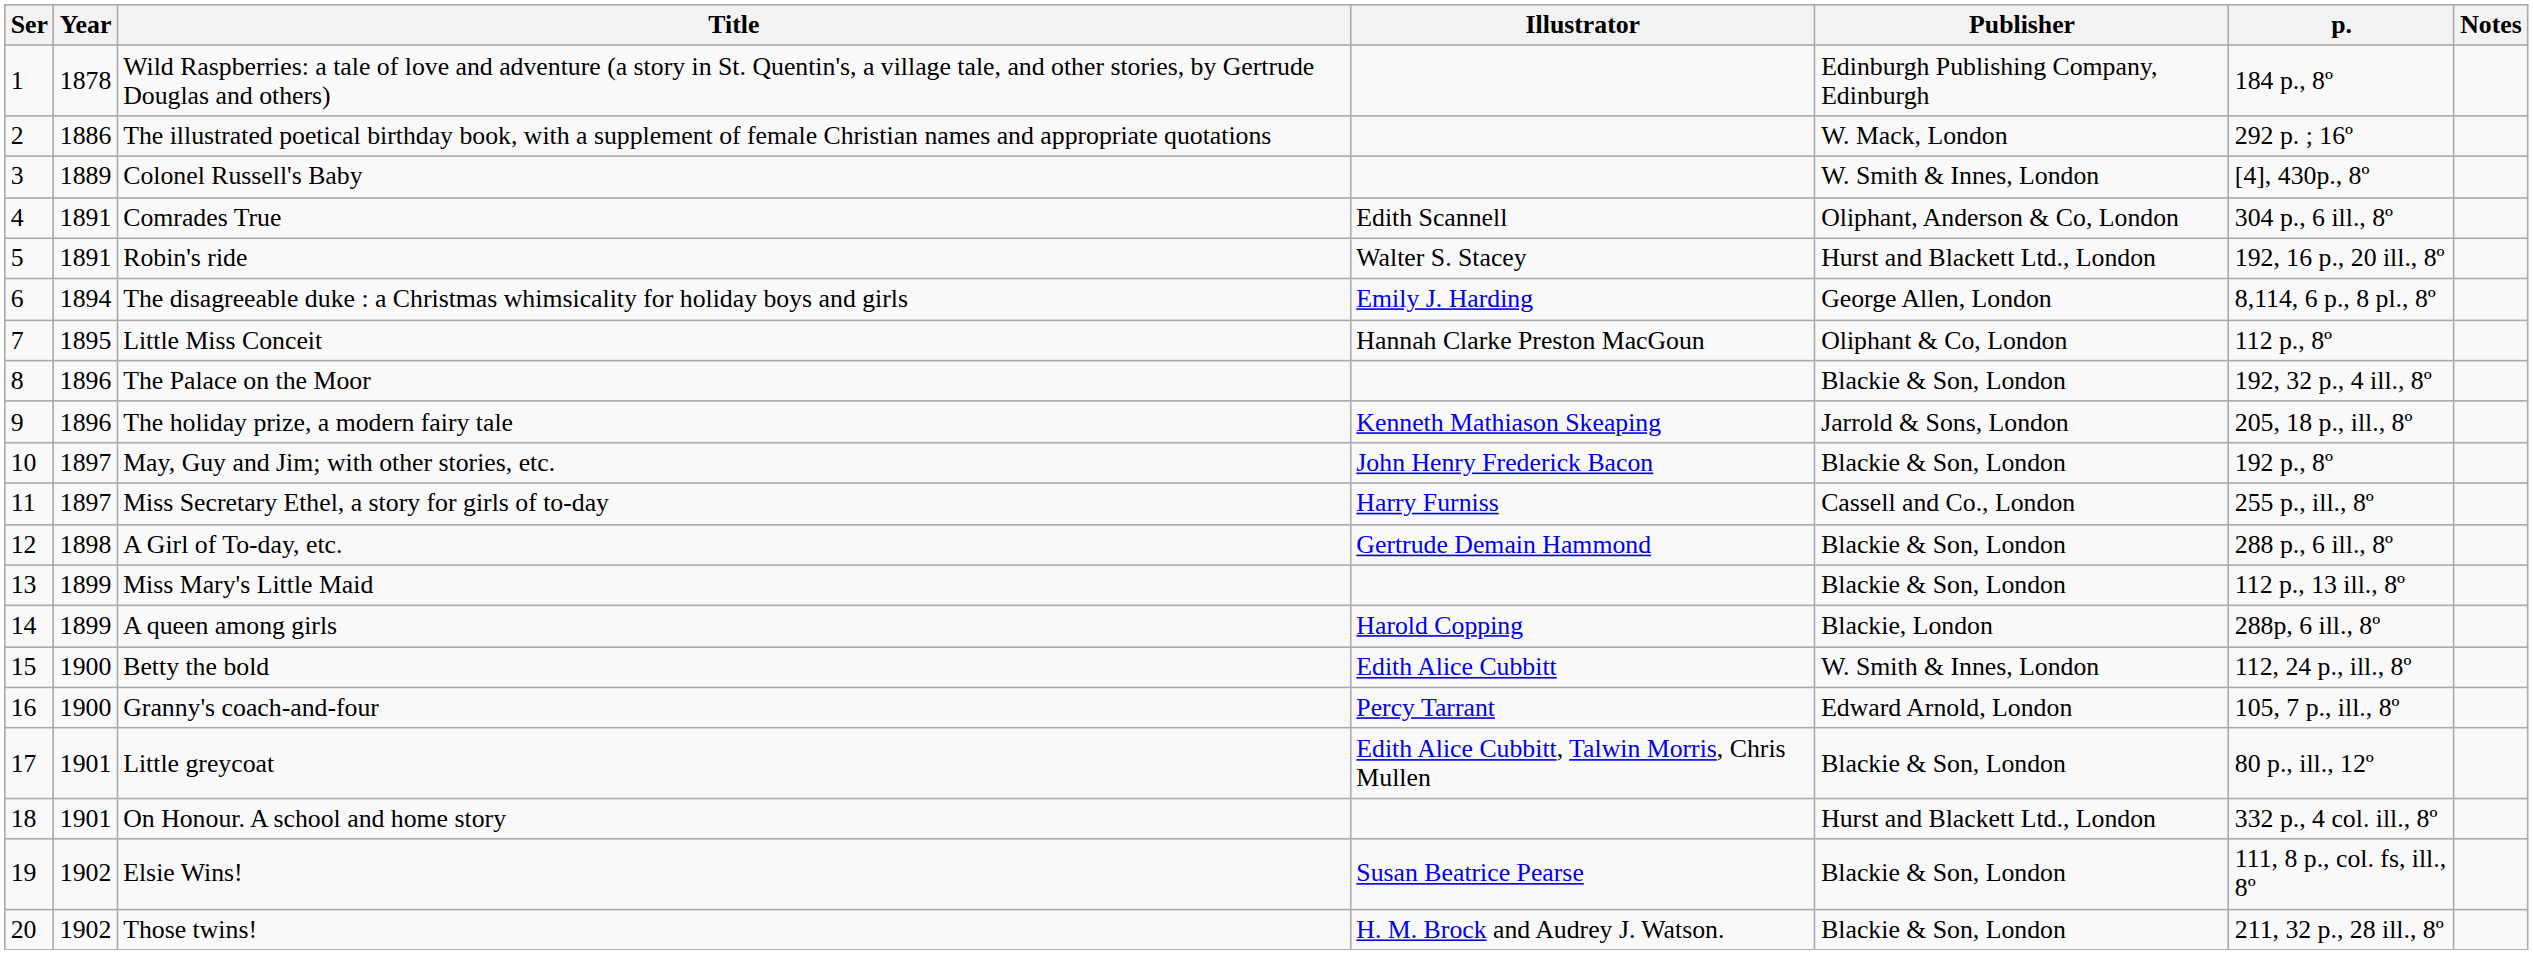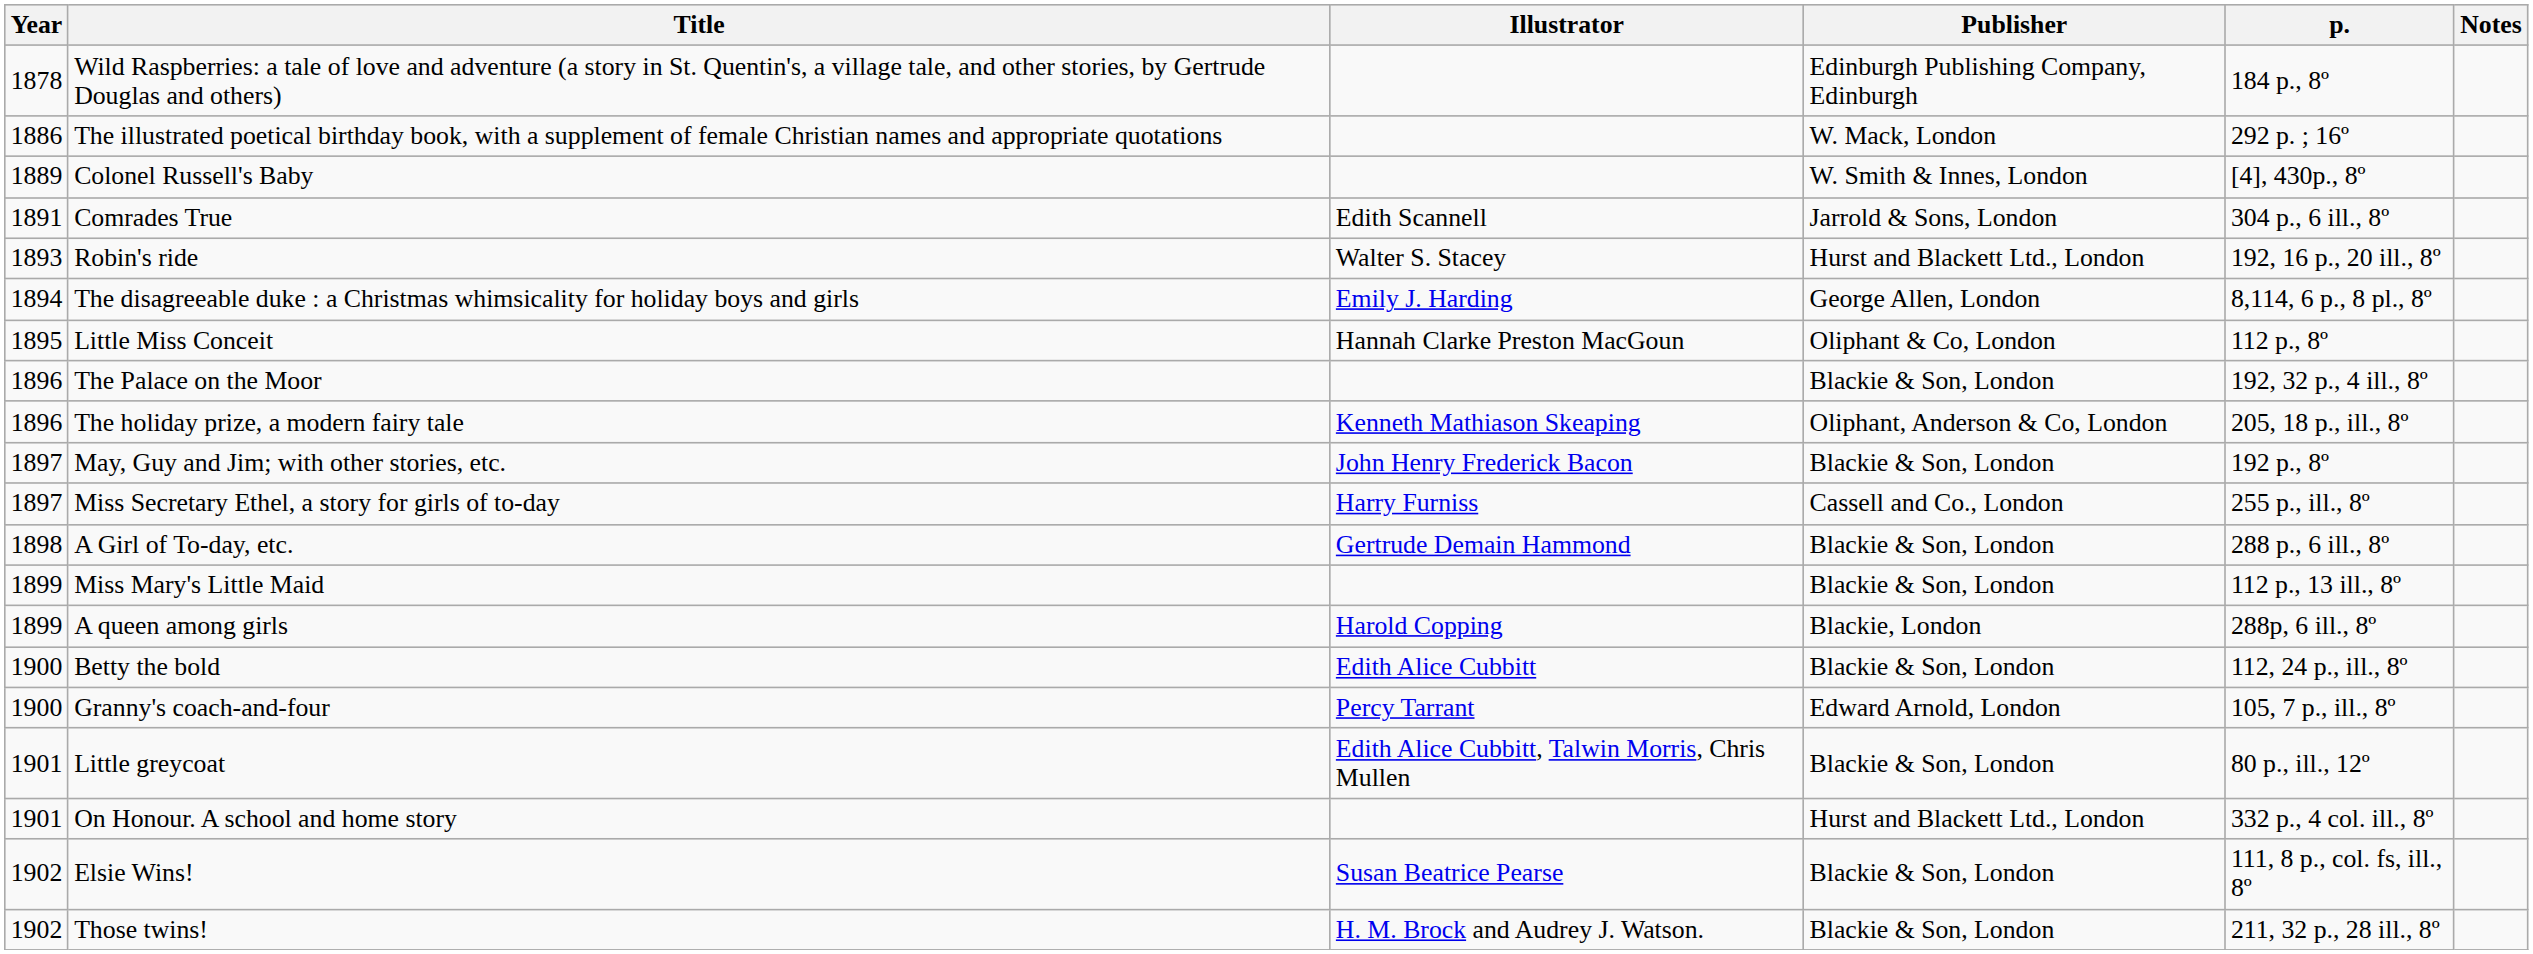- column: (29, 24)
(2000, 217) Oliphant, Anderson & Co, London -> (1933, 217) Jarrold & Sons, London
(86, 258) 1891 -> (37, 258) 1893
(1945, 421) Jarrold & Sons, London -> (1988, 421) Oliphant, Anderson & Co, London
(1960, 666) W. Smith & Innes, London -> (1932, 666) Blackie & Son, London
